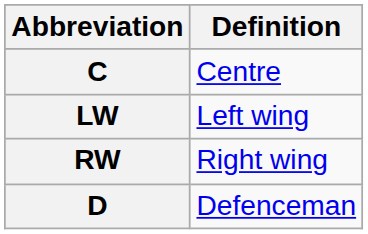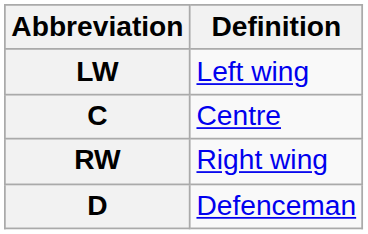rows swapped: (97, 71) <-> (97, 116)
